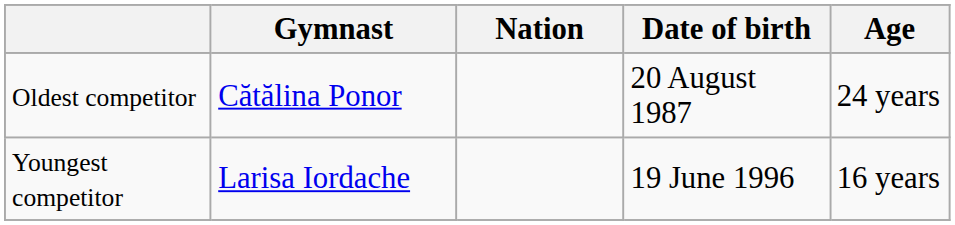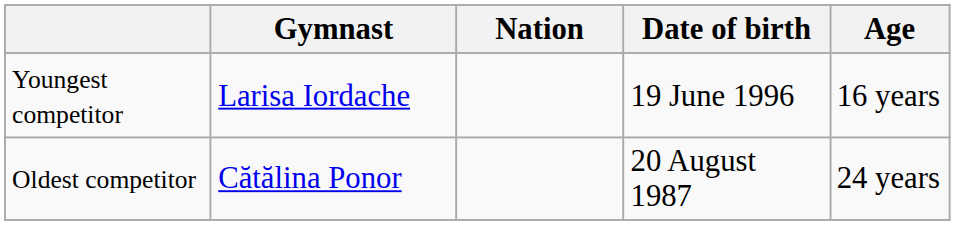rows swapped: (104, 96) <-> (67, 180)
